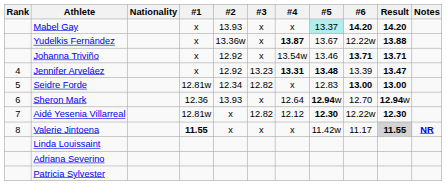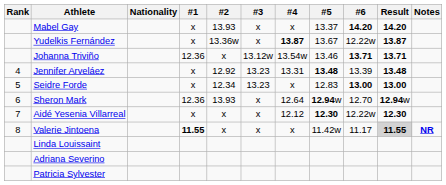(326, 27) paleturquoise background -> (326, 27) no background
(395, 41) 13.88 -> (395, 41) 13.87
(196, 56) x -> (193, 56) 12.36
(231, 56) 12.92 -> (224, 56) x
(261, 56) x -> (258, 56) 13.12w
(292, 71) bold -> (292, 71) normal
(395, 71) 13.47 -> (395, 71) 13.48
(196, 85) 12.81w -> (193, 85) x
(261, 85) 12.82 -> (258, 85) 13.23
(196, 115) 12.81w -> (193, 115) x
(261, 115) 12.82 -> (258, 115) x
